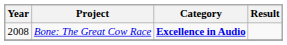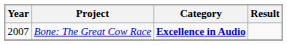(18, 31) 2008 -> (18, 31) 2007
